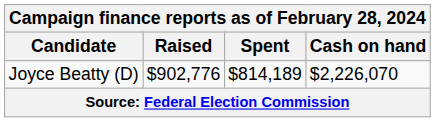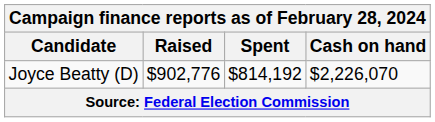(265, 74) $814,189 -> (265, 74) $814,192
